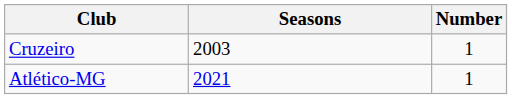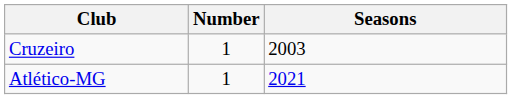columns swapped: (469, 19) <-> (310, 19)
